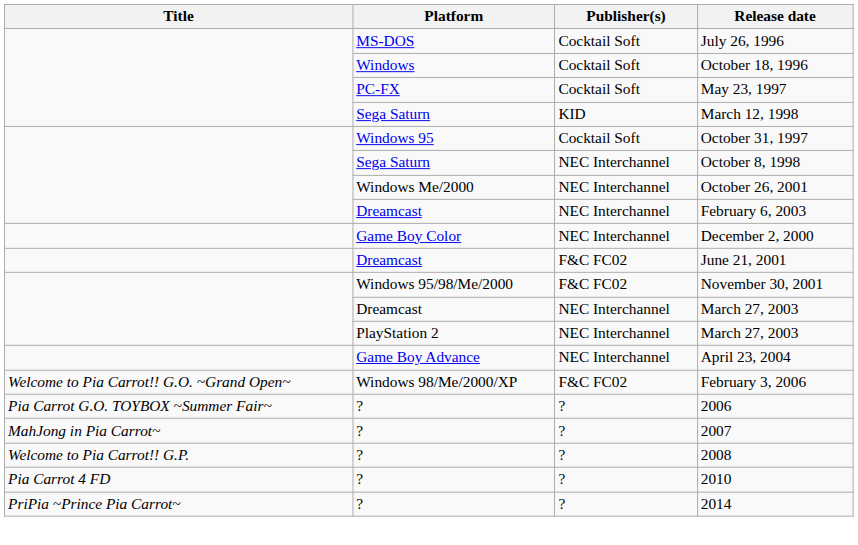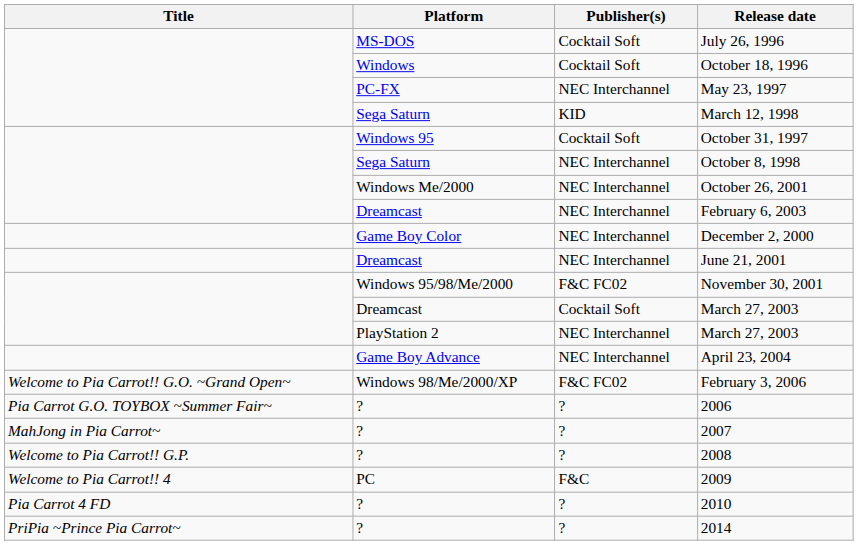(599, 89) Cocktail Soft -> (614, 89) NEC Interchannel
(593, 260) F&C FC02 -> (614, 260) NEC Interchannel
(614, 308) NEC Interchannel -> (599, 308) Cocktail Soft
+ row: (366, 479)
